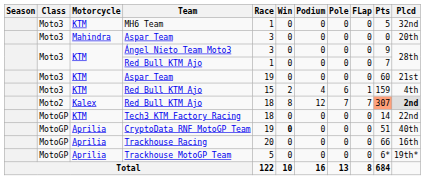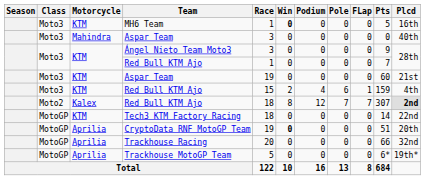(290, 24) normal -> (290, 24) bold
(409, 24) 32nd -> (409, 24) 16th
(409, 37) 20th -> (409, 37) 40th
(383, 103) lightsalmon background -> (383, 103) no background
(409, 129) 40th -> (409, 129) 20th
(409, 142) 16th -> (409, 142) 32nd
